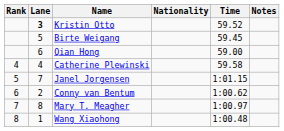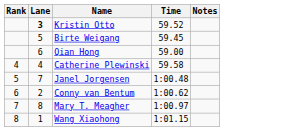- column: (181, 11)
(230, 79) 1:01.15 -> (171, 79) 1:00.48
(230, 120) 1:00.48 -> (171, 120) 1:01.15
